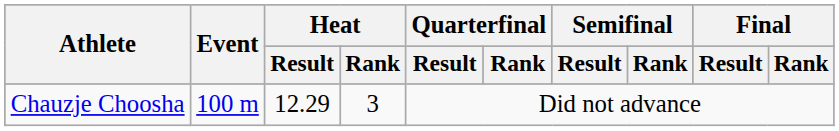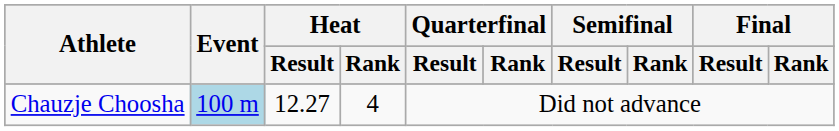(228, 104) no background -> (228, 104) lightblue background
(302, 104) 12.29 -> (302, 104) 12.27
(373, 104) 3 -> (373, 104) 4
